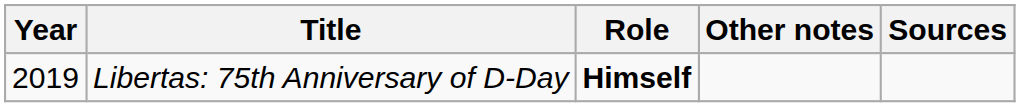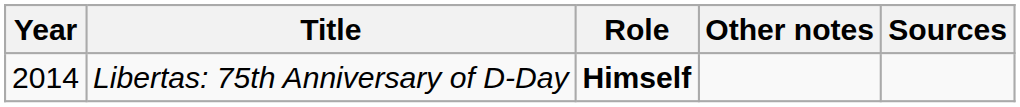(46, 77) 2019 -> (46, 77) 2014
